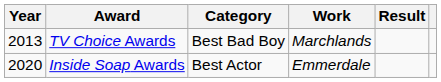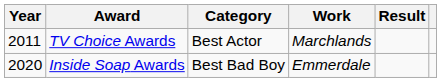(25, 41) 2013 -> (25, 41) 2011
(238, 41) Best Bad Boy -> (227, 41) Best Actor
(227, 65) Best Actor -> (238, 65) Best Bad Boy
